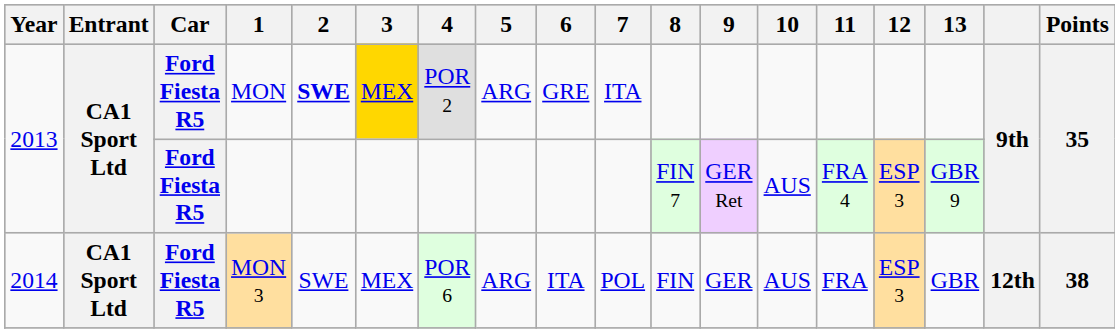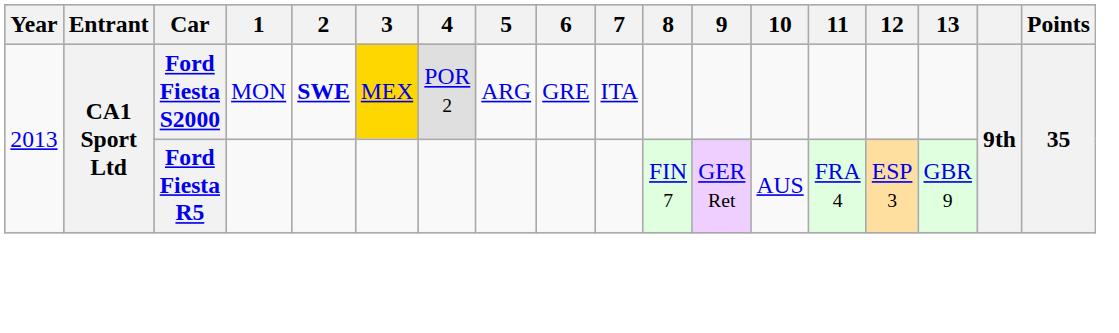(190, 91) Ford Fiesta R5 -> (190, 91) Ford Fiesta S2000
- row: (259, 280)
